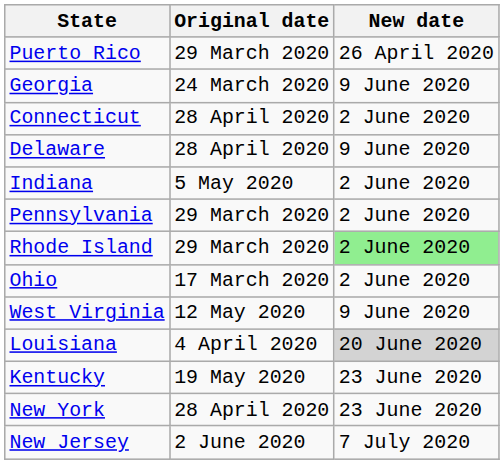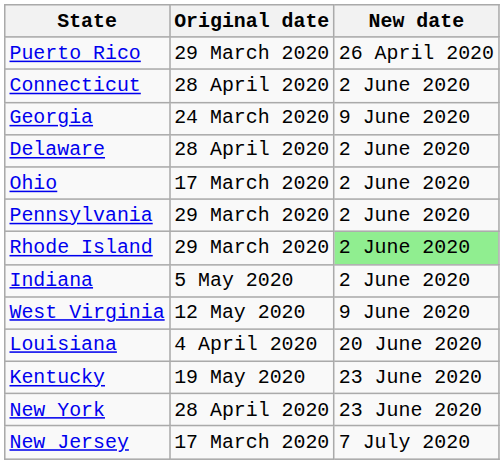rows swapped: (51, 86) <-> (75, 118)
(404, 151) 9 June 2020 -> (404, 151) 2 June 2020
rows swapped: (33, 280) <-> (51, 183)
(410, 345) lightgrey background -> (410, 345) no background
(240, 442) 2 June 2020 -> (252, 442) 17 March 2020
